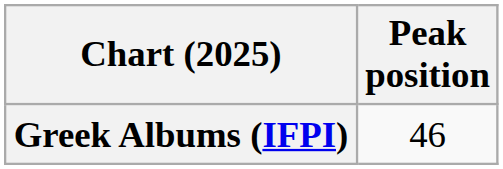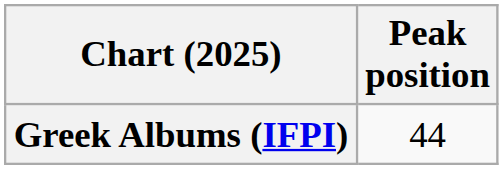(428, 133) 46 -> (428, 133) 44
